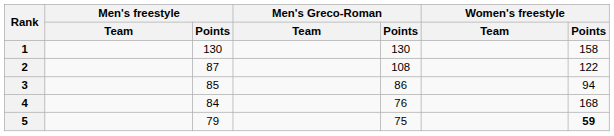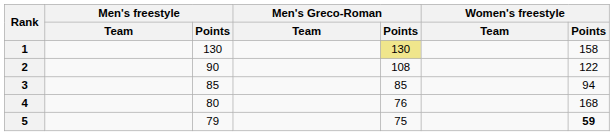(401, 49) no background -> (401, 49) khaki background
(213, 67) 87 -> (213, 67) 90
(401, 85) 86 -> (401, 85) 85
(213, 103) 84 -> (213, 103) 80
